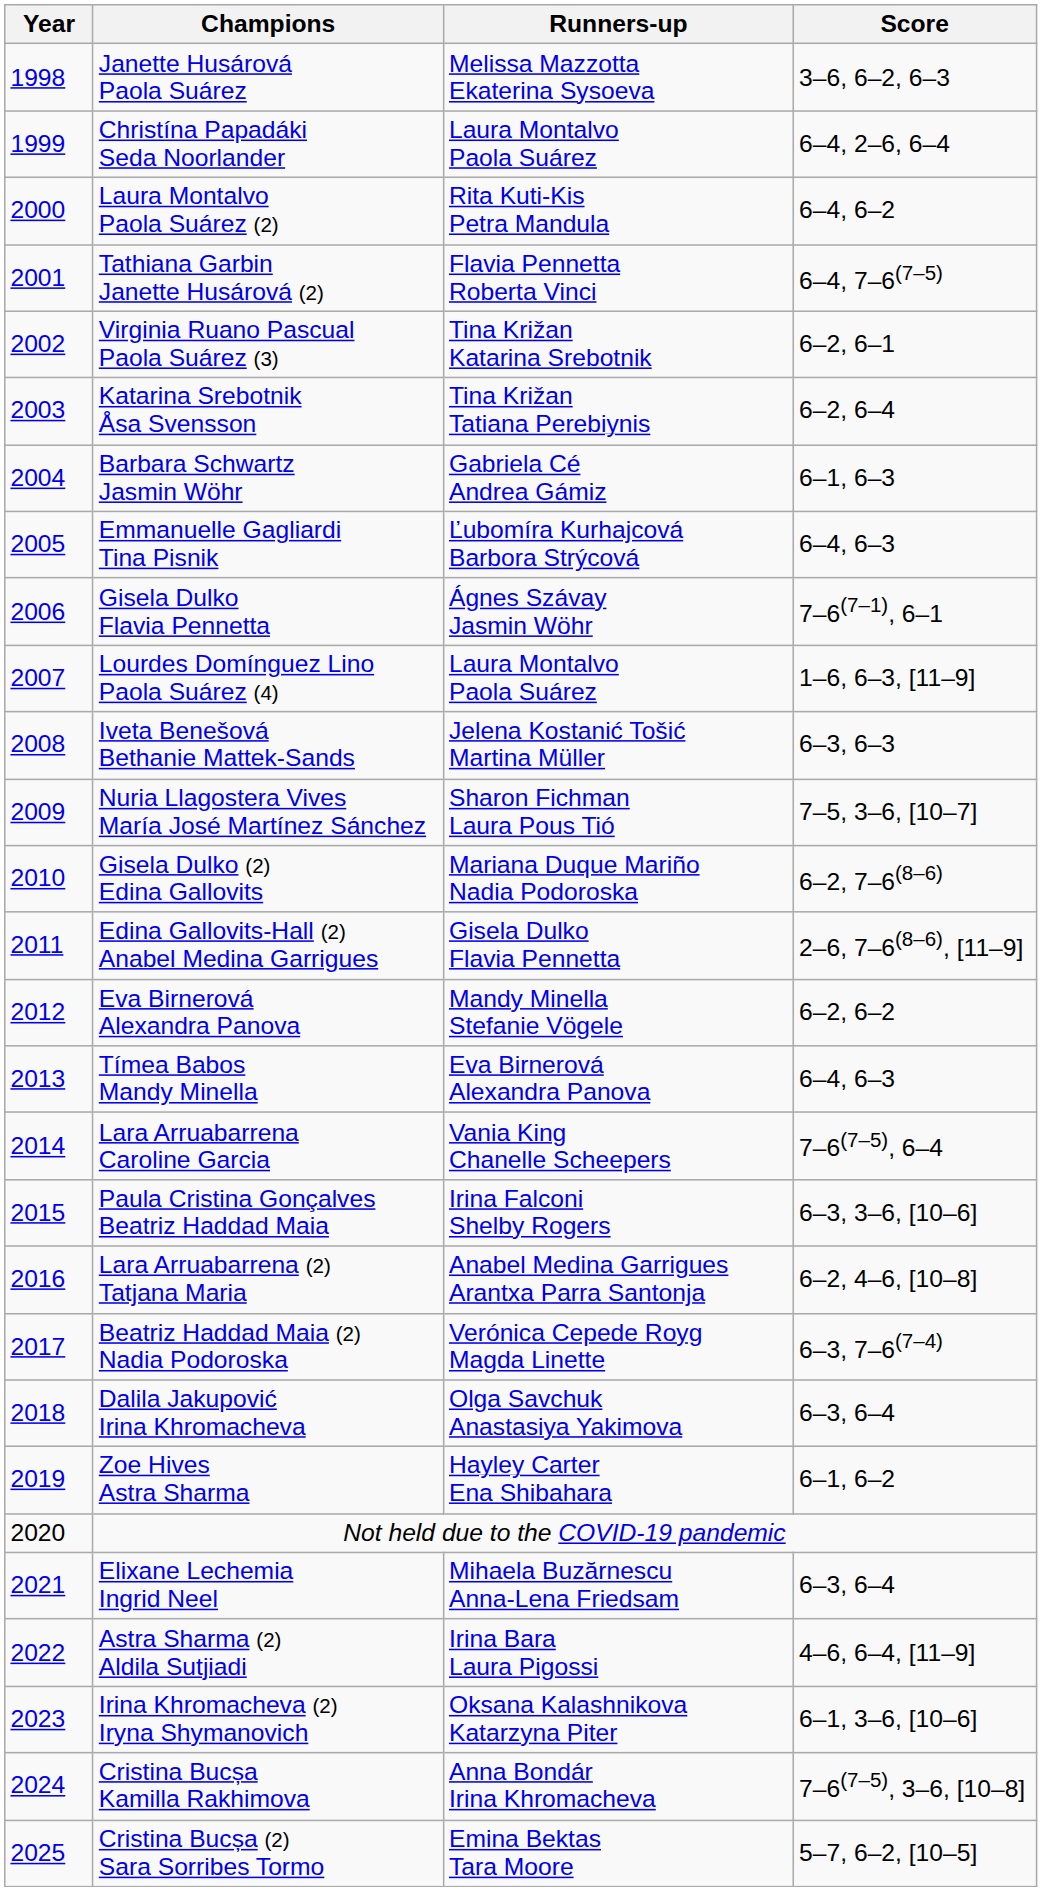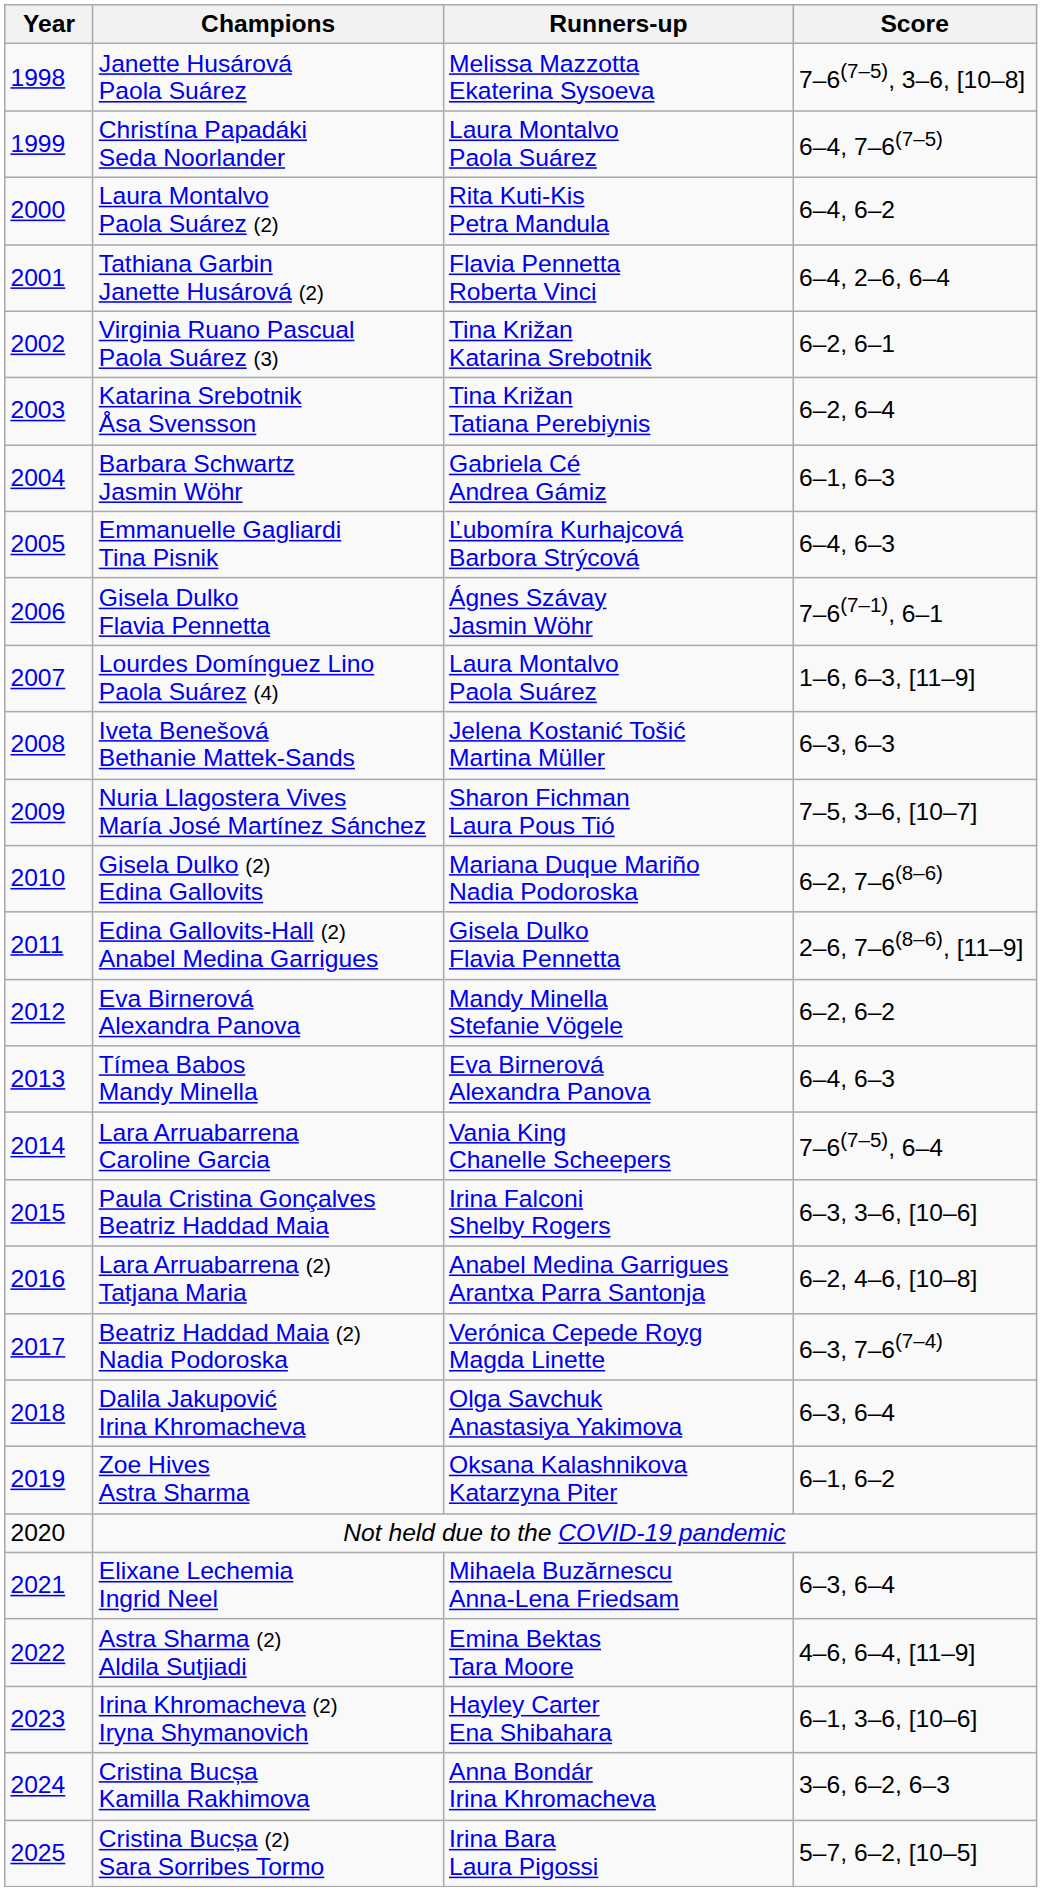(874, 76) 3–6, 6–2, 6–3 -> (912, 76) 7–6(7–5), 3–6, [10–8]
(874, 143) 6–4, 2–6, 6–4 -> (871, 143) 6–4, 7–6(7–5)
(871, 277) 6–4, 7–6(7–5) -> (874, 277) 6–4, 2–6, 6–4
(530, 1479) Hayley Carter Ena Shibahara -> (568, 1479) Oksana Kalashnikova Katarzyna Piter
(524, 1652) Irina Bara Laura Pigossi -> (525, 1652) Emina Bektas Tara Moore
(568, 1719) Oksana Kalashnikova Katarzyna Piter -> (530, 1719) Hayley Carter Ena Shibahara
(912, 1785) 7–6(7–5), 3–6, [10–8] -> (874, 1785) 3–6, 6–2, 6–3
(525, 1852) Emina Bektas Tara Moore -> (524, 1852) Irina Bara Laura Pigossi
